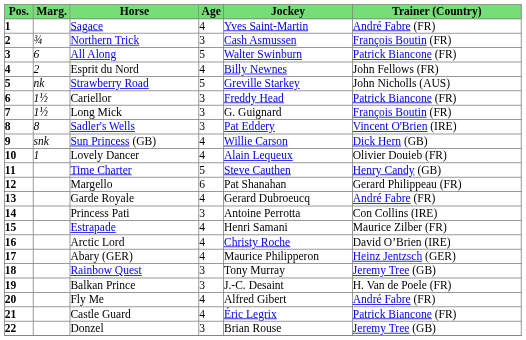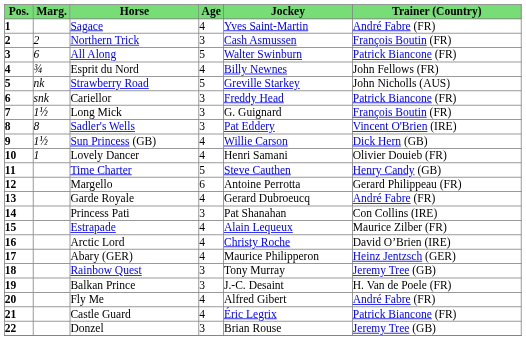(38, 40) ¾ -> (36, 40) 2
(36, 69) 2 -> (38, 69) ¾
(41, 98) 1½ -> (41, 98) snk
(41, 141) snk -> (41, 141) 1½
(258, 155) Alain Lequeux -> (256, 155) Henri Samani
(255, 184) Pat Shanahan -> (262, 184) Antoine Perrotta
(262, 213) Antoine Perrotta -> (255, 213) Pat Shanahan
(256, 227) Henri Samani -> (258, 227) Alain Lequeux
